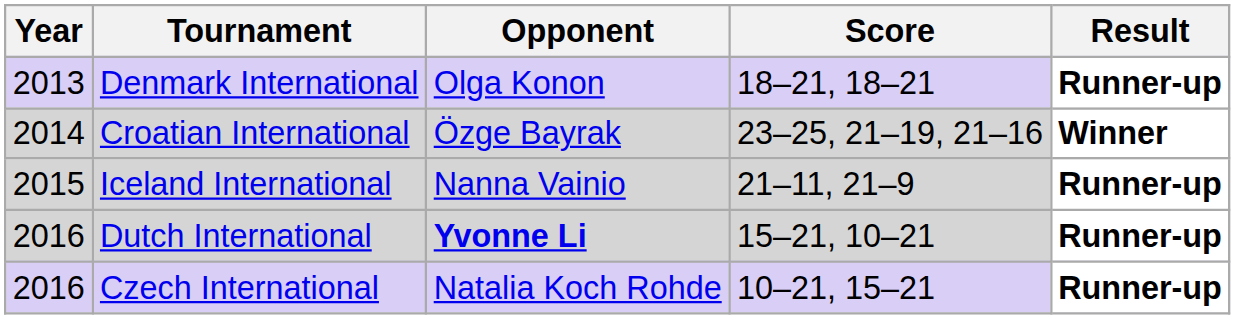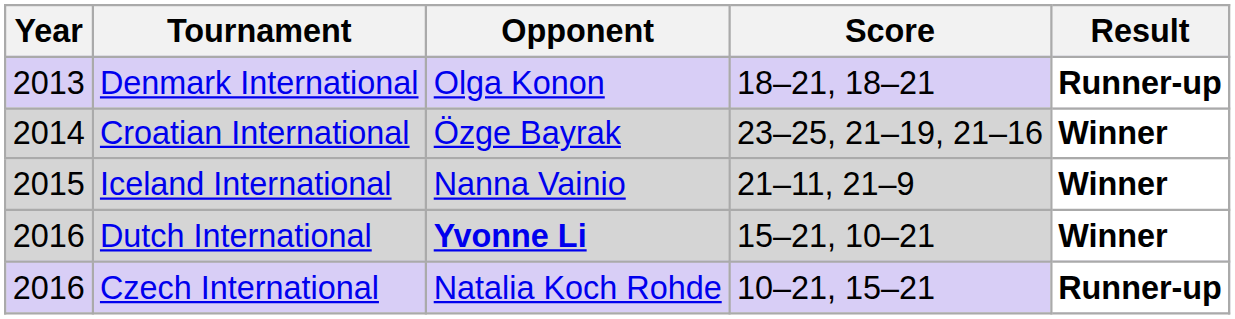(1140, 185) Runner-up -> (1113, 185) Winner
(1140, 236) Runner-up -> (1113, 236) Winner
